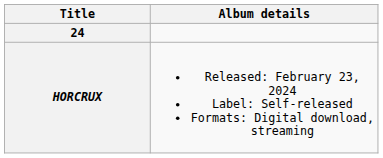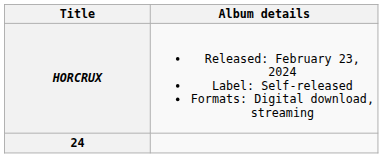rows swapped: (77, 98) <-> (77, 33)
